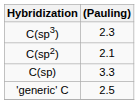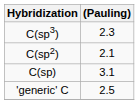(107, 72) 3.3 -> (107, 72) 3.1
